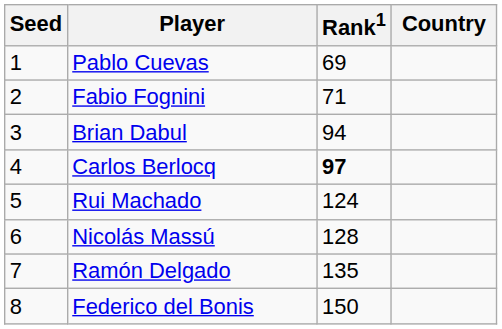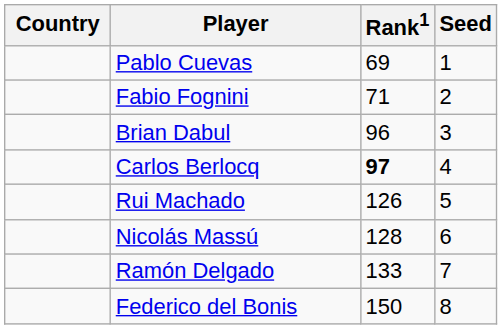columns swapped: (444, 24) <-> (36, 24)
(334, 132) 94 -> (378, 132) 96
(340, 201) 124 -> (384, 201) 126
(340, 271) 135 -> (384, 271) 133
